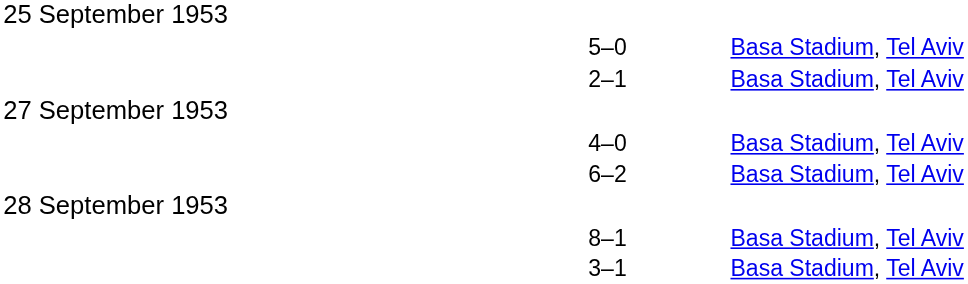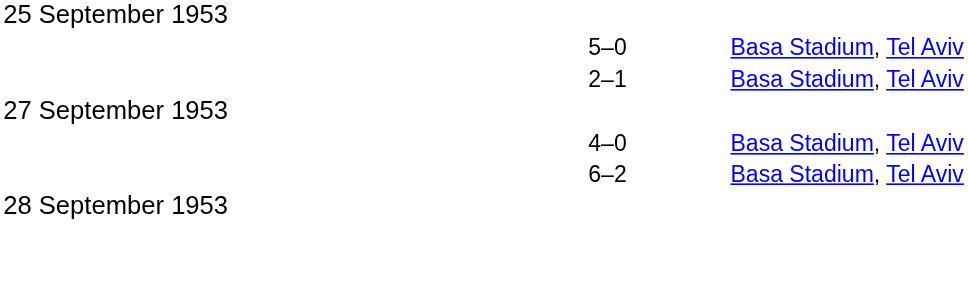- row: (253, 238)
- row: (253, 268)
